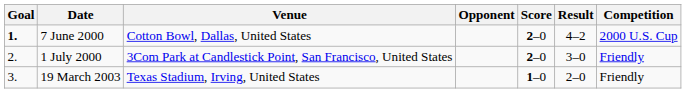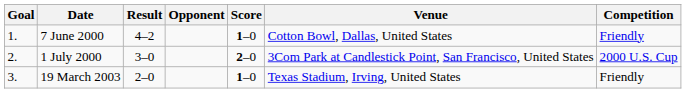columns swapped: (290, 14) <-> (576, 14)
(12, 35) bold -> (12, 35) normal
(536, 35) 2–0 -> (246, 35) 1–0
(639, 35) 2000 U.S. Cup -> (622, 35) Friendly
(622, 56) Friendly -> (639, 56) 2000 U.S. Cup
